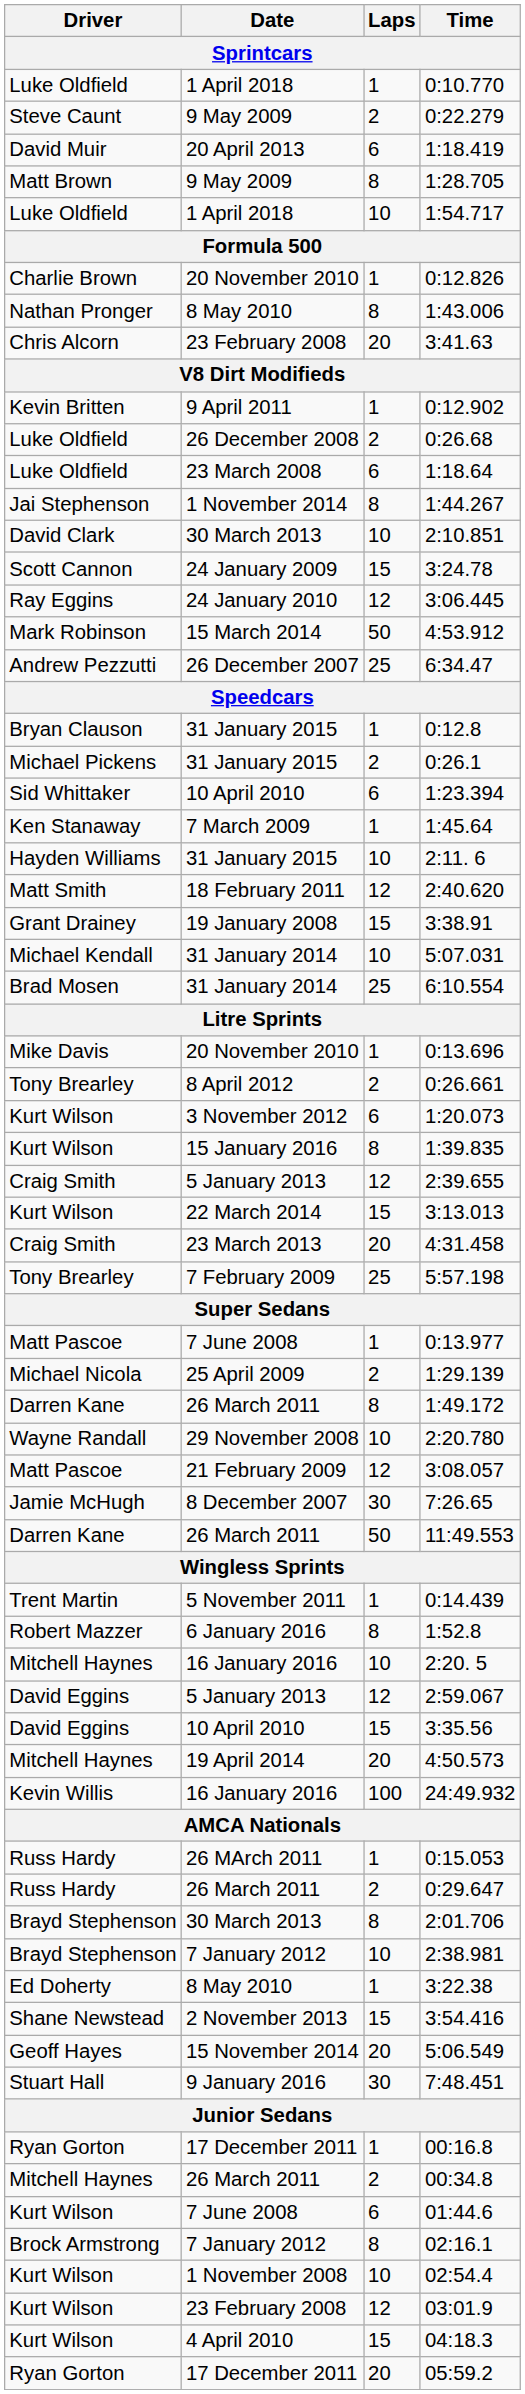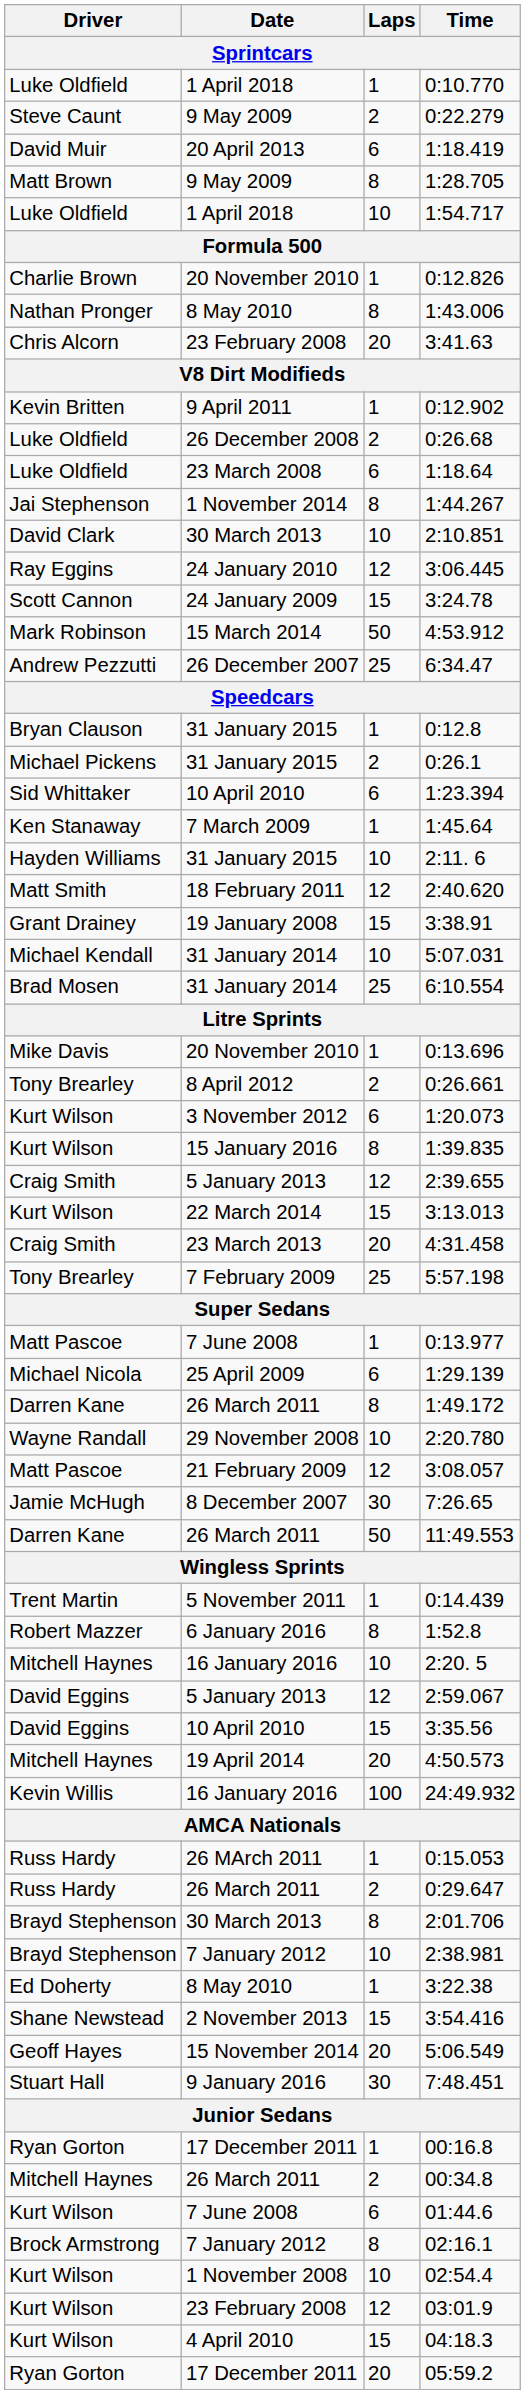rows swapped: (464, 600) <-> (459, 568)
(374, 1374) 2 -> (374, 1374) 6
